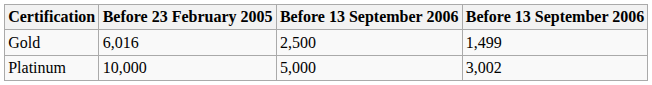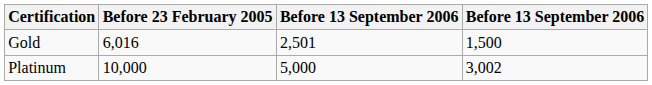(298, 42) 2,500 -> (298, 42) 2,501
(484, 42) 1,499 -> (484, 42) 1,500
